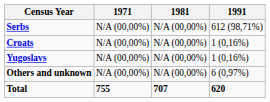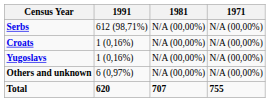columns swapped: (237, 11) <-> (123, 11)
